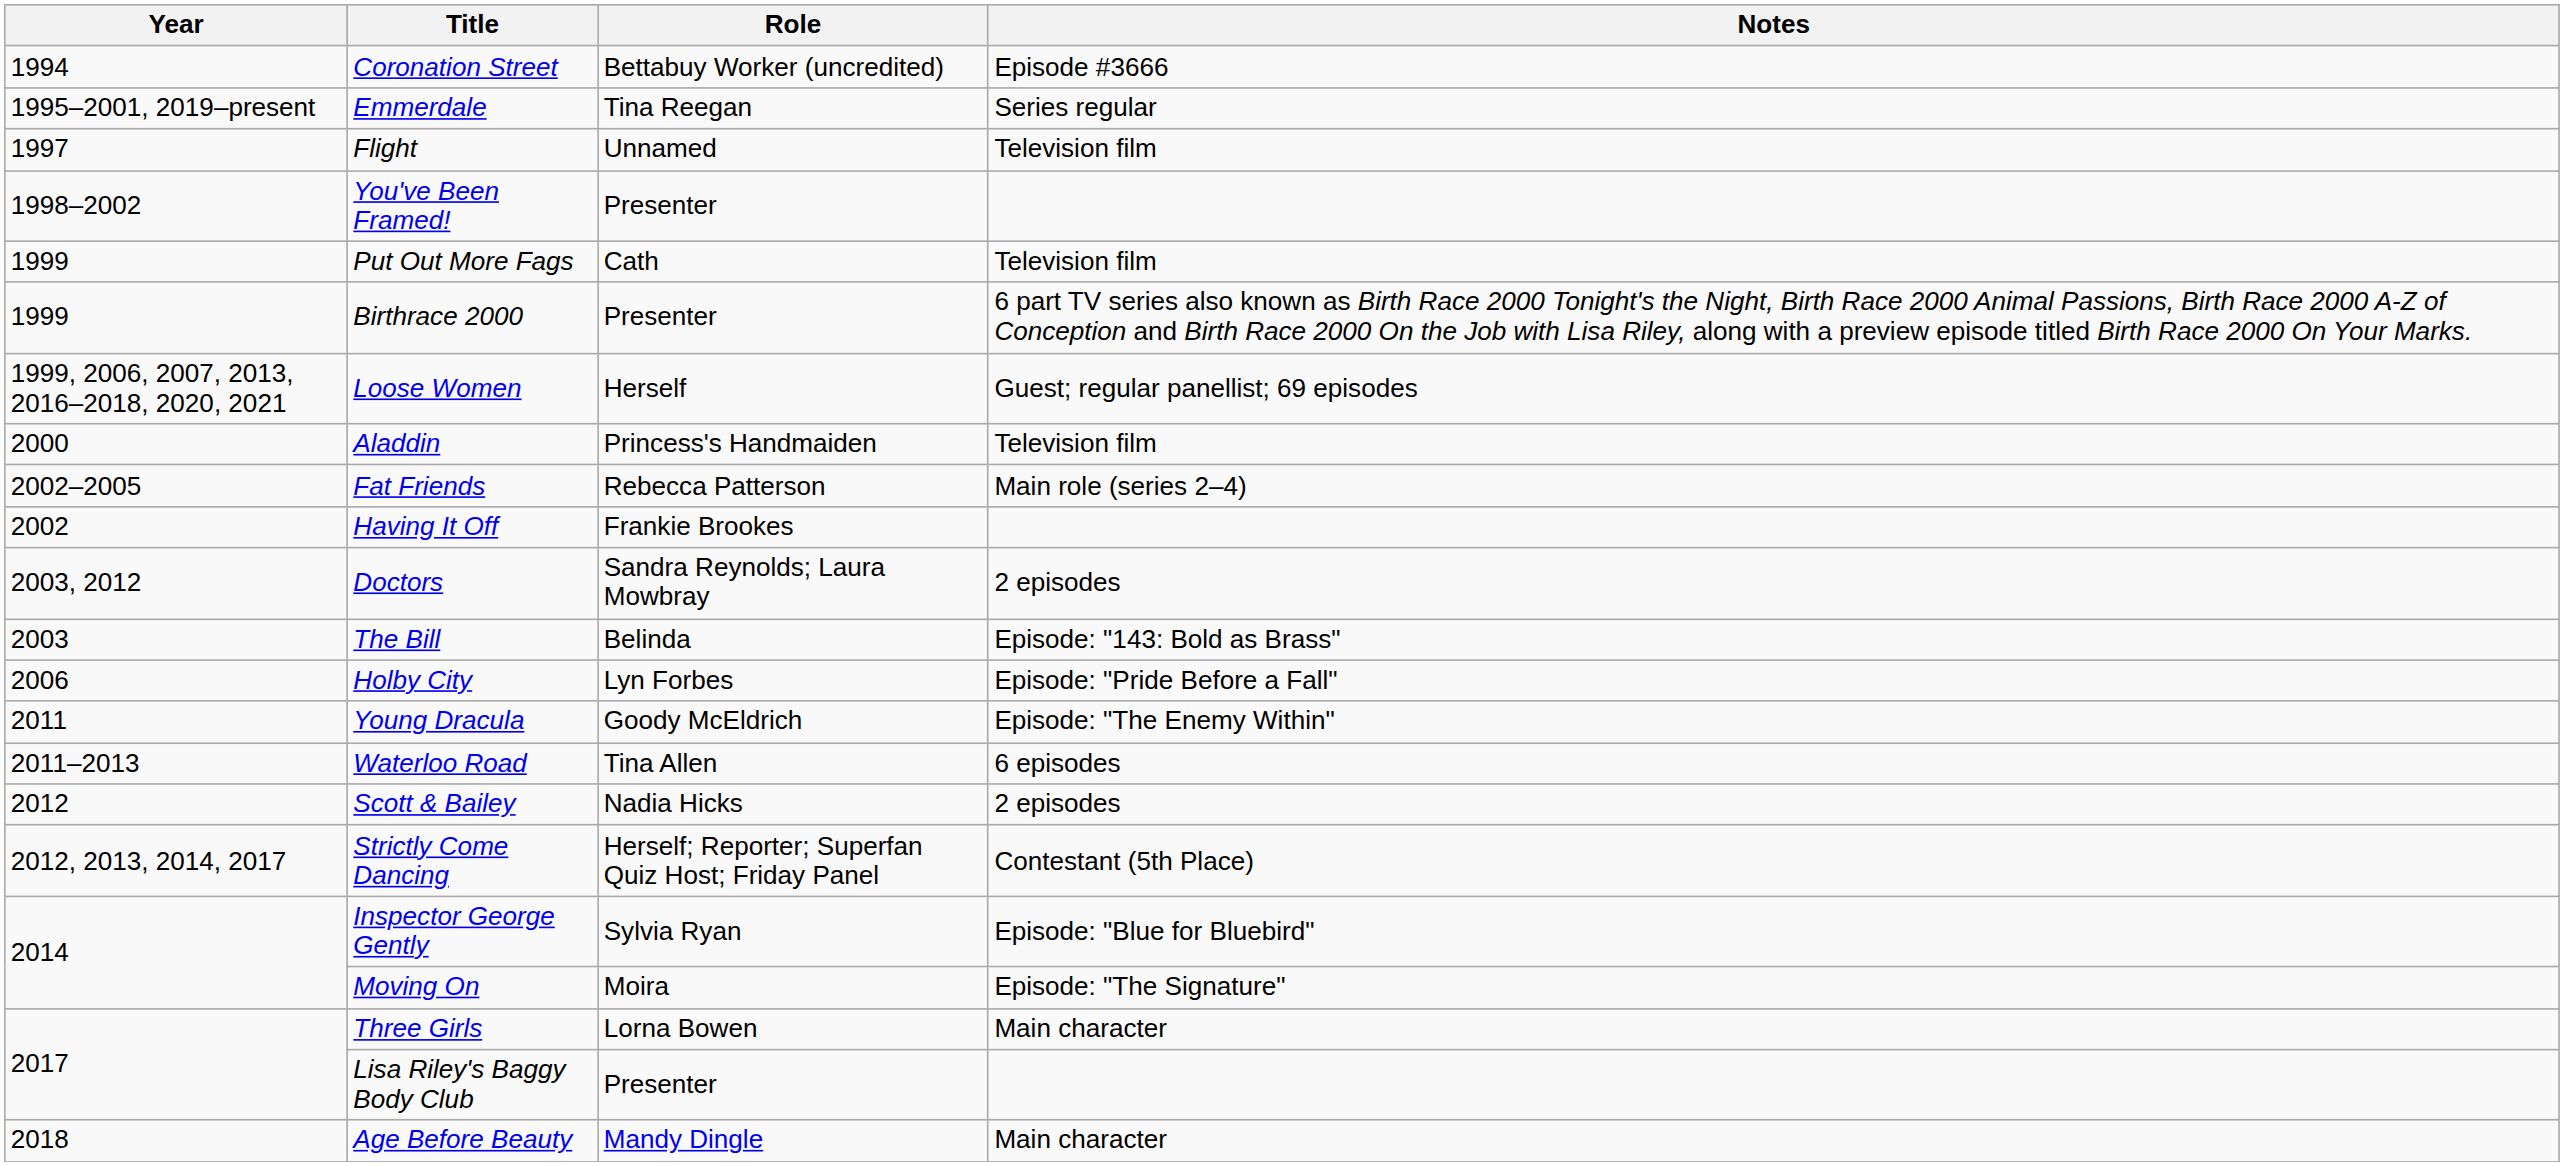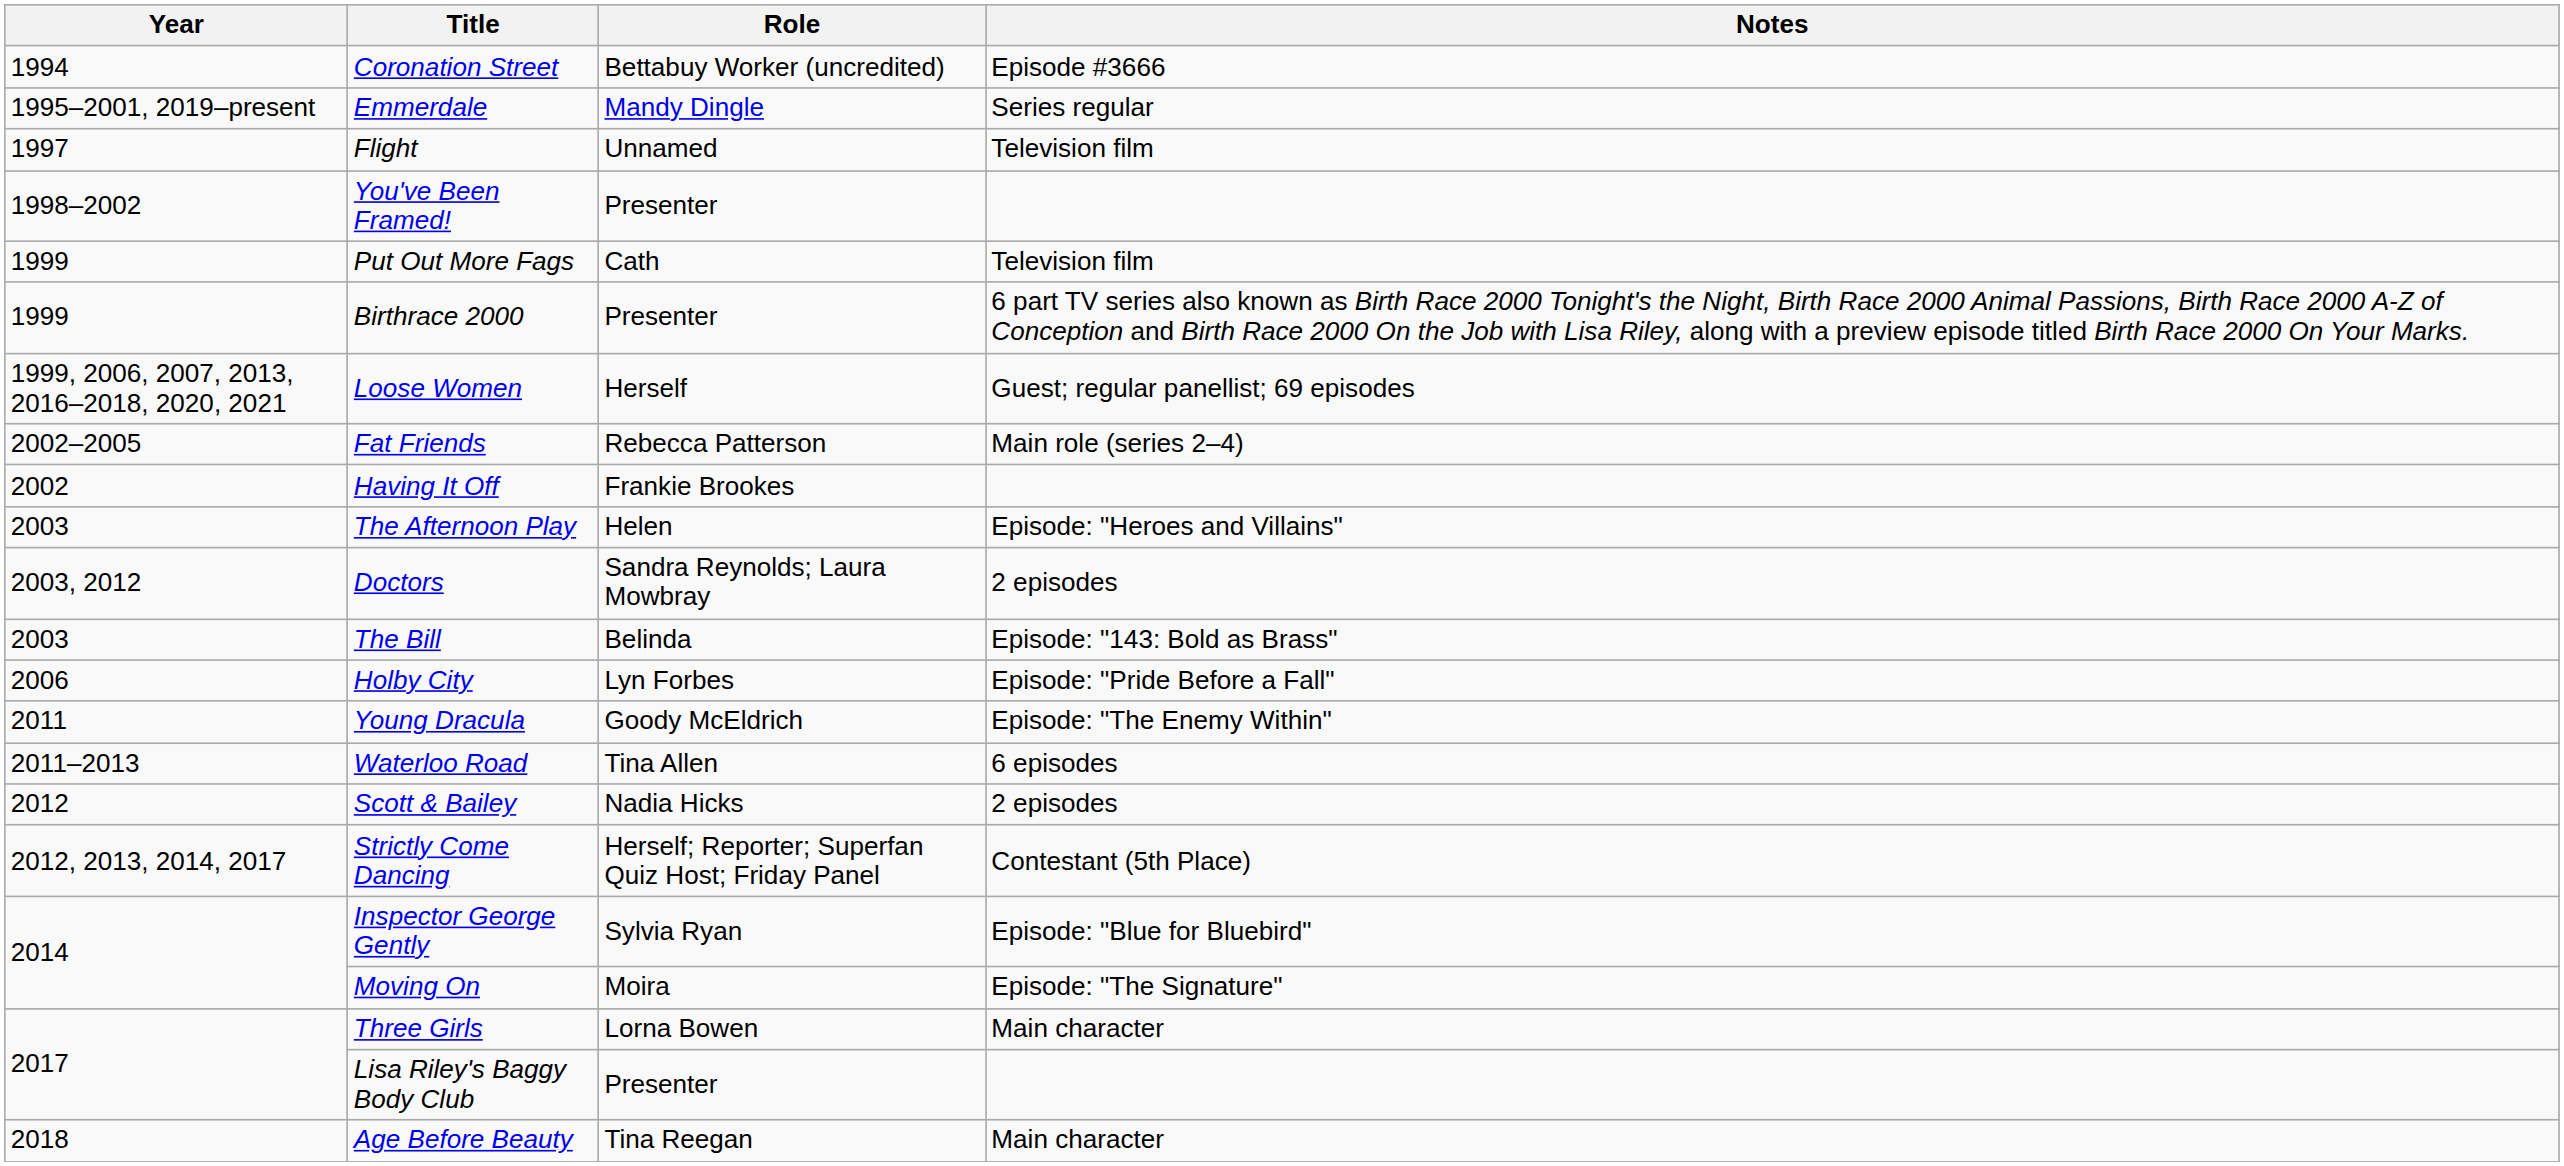(678, 107) Tina Reegan -> (684, 107) Mandy Dingle
- row: (397, 444)
+ row: (465, 526)
(683, 1140) Mandy Dingle -> (679, 1140) Tina Reegan
